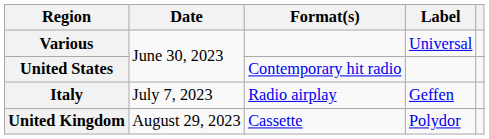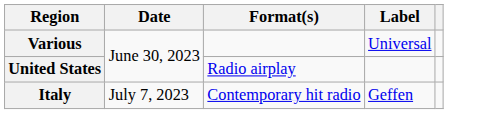(325, 69) Contemporary hit radio -> (252, 69) Radio airplay
(292, 95) Radio airplay -> (284, 95) Contemporary hit radio
- row: (67, 120)
